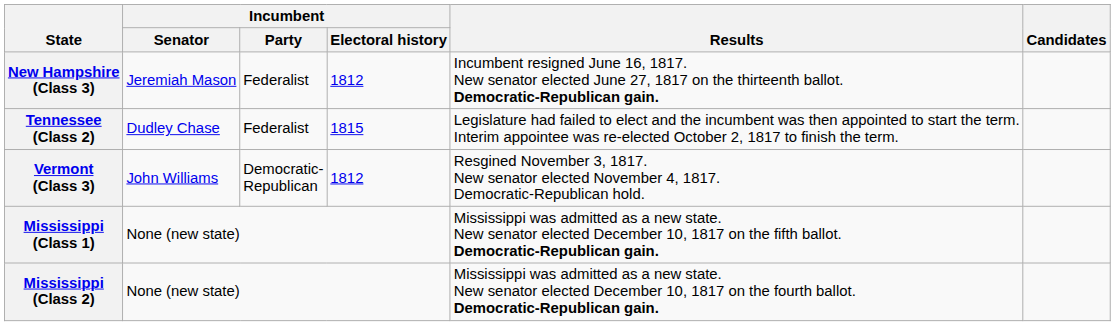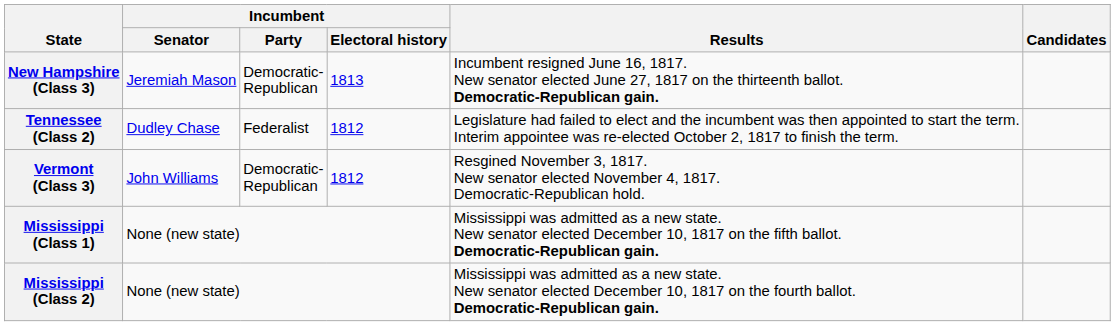(276, 80) Federalist -> (283, 80) Democratic- Republican
(347, 80) 1812 -> (347, 80) 1813
(347, 128) 1815 -> (347, 128) 1812
